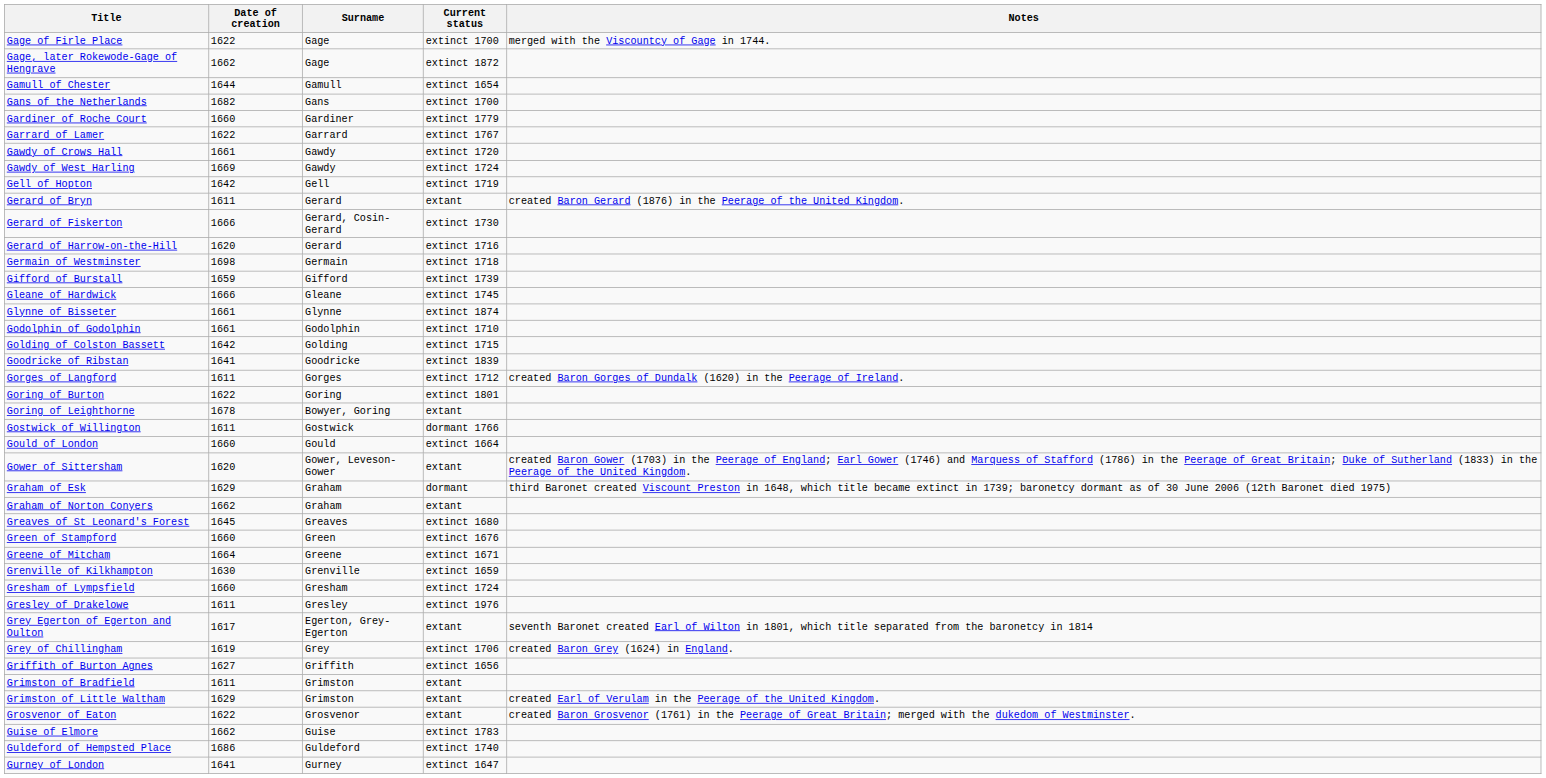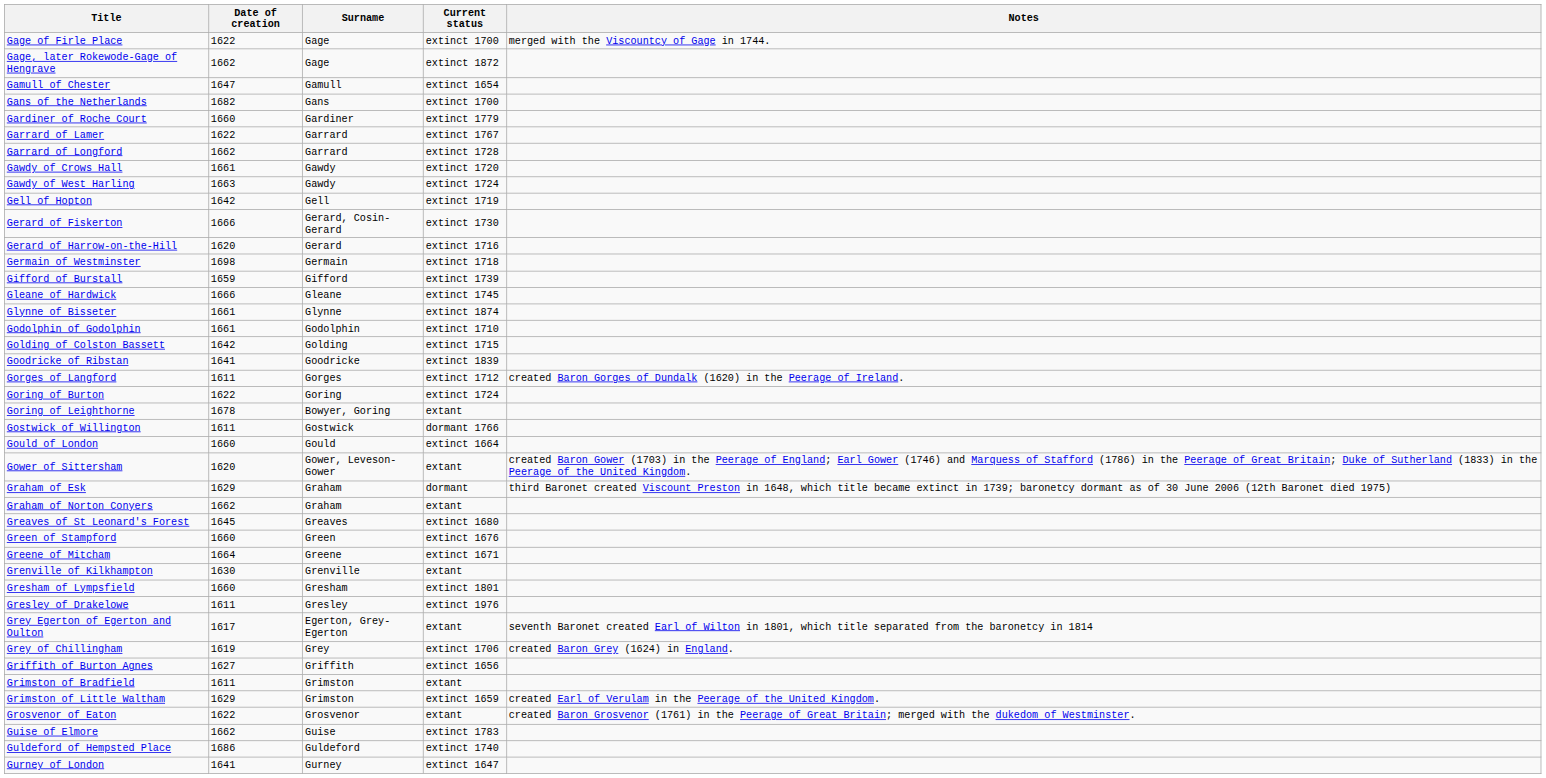(223, 86) 1644 -> (223, 86) 1647
+ row: (65, 152)
(223, 168) 1669 -> (223, 185) 1663
- row: (49, 201)
(462, 395) extinct 1801 -> (462, 395) extinct 1724
(462, 572) extinct 1659 -> (444, 572) extant
(462, 588) extinct 1724 -> (462, 588) extinct 1801
(444, 699) extant -> (462, 699) extinct 1659
